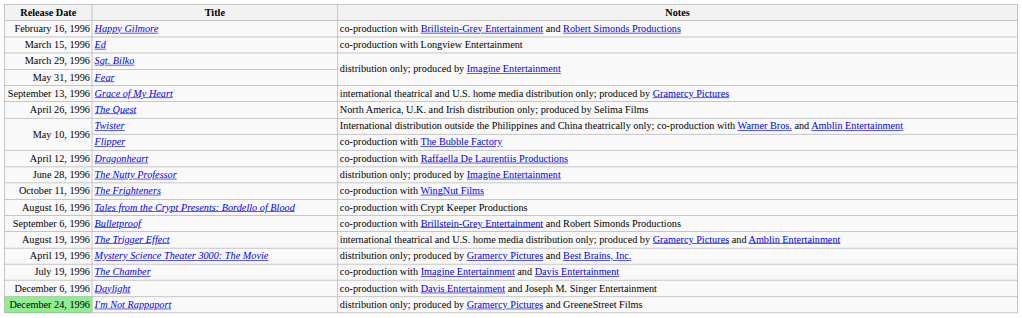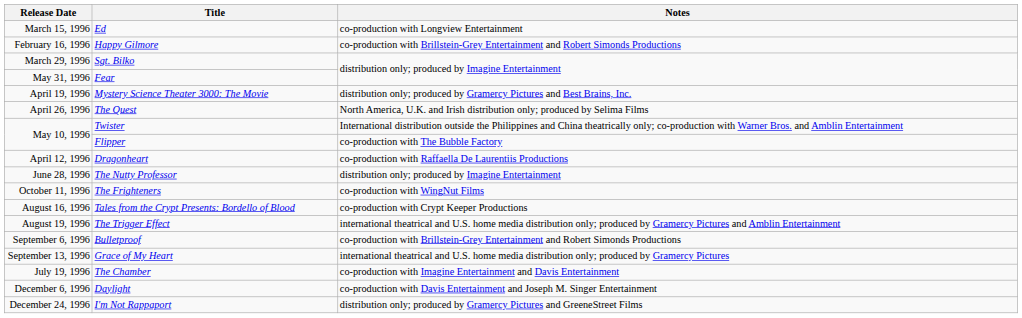rows swapped: (126, 28) <-> (100, 45)
rows swapped: (181, 256) <-> (134, 93)
rows swapped: (132, 239) <-> (118, 223)
(50, 304) lightgreen background -> (50, 304) no background
